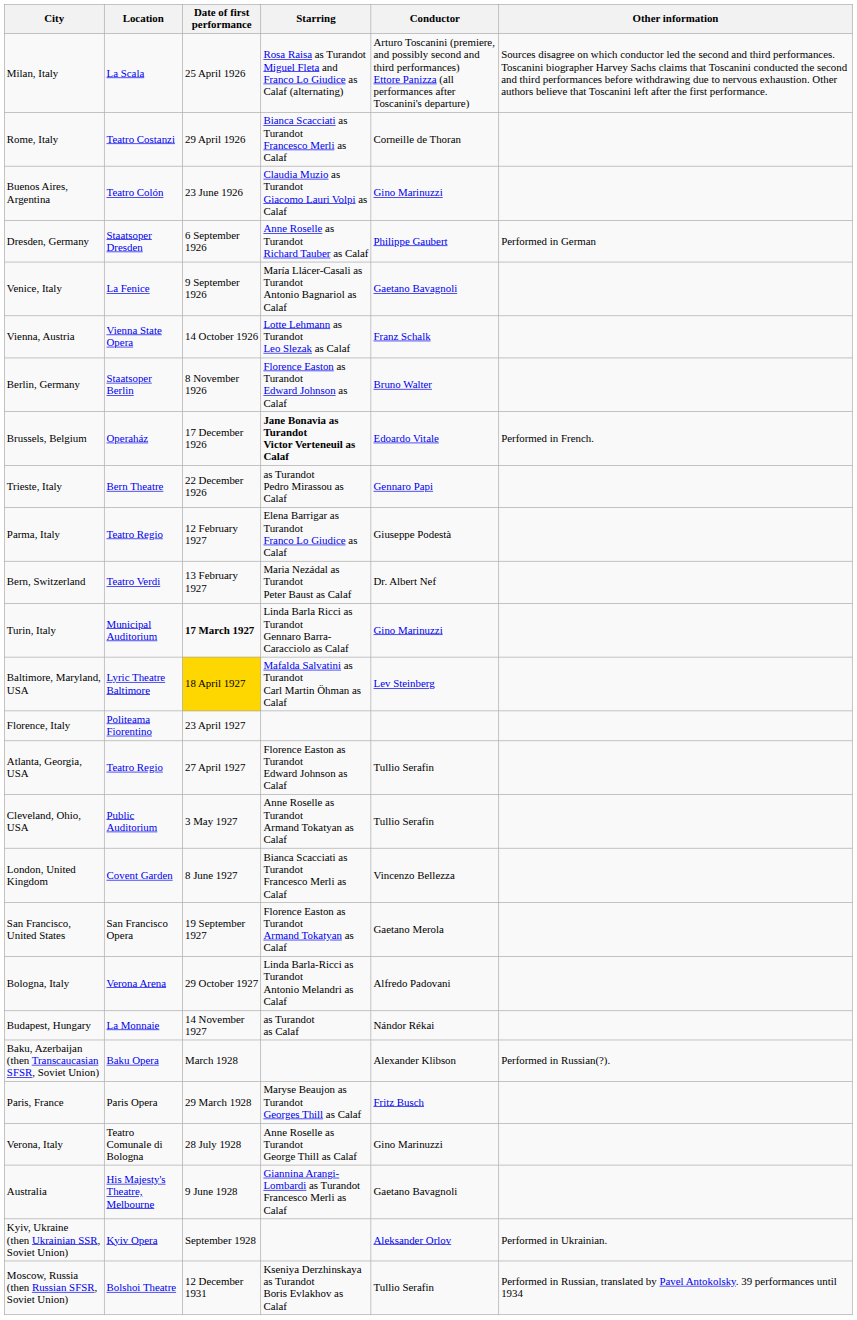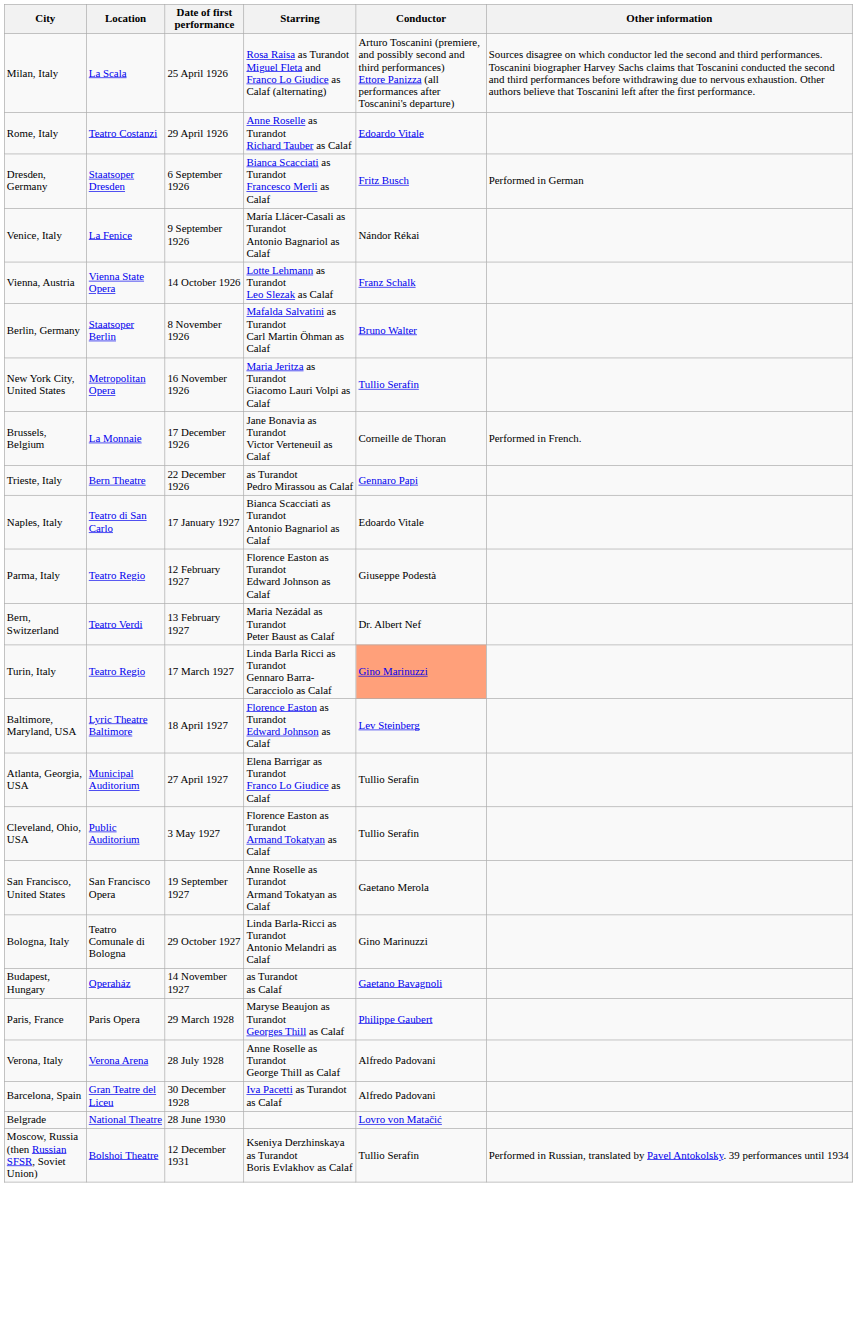(305, 139) Bianca Scacciati as Turandot Francesco Merli as Calaf -> (299, 133) Anne Roselle as Turandot Richard Tauber as Calaf
(417, 139) Corneille de Thoran -> (391, 133) Edoardo Vitale
- row: (37, 193)
(316, 241) Anne Roselle as Turandot Richard Tauber as Calaf -> (288, 181) Bianca Scacciati as Turandot Francesco Merli as Calaf
(411, 241) Philippe Gaubert -> (384, 181) Fritz Busch
(415, 289) Gaetano Bavagnoli -> (389, 235) Nándor Rékai
(305, 384) Florence Easton as Turandot Edward Johnson as Calaf -> (295, 330) Mafalda Salvatini as Turandot Carl Martin Öhman as Calaf
+ row: (41, 384)
(127, 438) Operaház -> (115, 438) La Monnaie
(309, 438) bold -> (290, 438) normal
(406, 438) Edoardo Vitale -> (402, 438) Corneille de Thoran
+ row: (35, 522)
(310, 534) Elena Barrigar as Turandot Franco Lo Giudice as Calaf -> (288, 576) Florence Easton as Turandot Edward Johnson as Calaf
(132, 630) Municipal Auditorium -> (117, 671) Teatro Regio
(220, 630) bold -> (201, 671) normal
(408, 630) no background -> (393, 671) lightsalmon background
(215, 684) gold background -> (198, 725) no background
(312, 684) Mafalda Salvatini as Turandot Carl Martin Öhman as Calaf -> (288, 725) Florence Easton as Turandot Edward Johnson as Calaf
- row: (39, 725)
(135, 767) Teatro Regio -> (114, 779) Municipal Auditorium
(305, 767) Florence Easton as Turandot Edward Johnson as Calaf -> (293, 779) Elena Barrigar as Turandot Franco Lo Giudice as Calaf
(309, 821) Anne Roselle as Turandot Armand Tokatyan as Calaf -> (292, 833) Florence Easton as Turandot Armand Tokatyan as Calaf
- row: (41, 875)
(309, 929) Florence Easton as Turandot Armand Tokatyan as Calaf -> (292, 887) Anne Roselle as Turandot Armand Tokatyan as Calaf
(136, 983) Verona Arena -> (117, 941) Teatro Comunale di Bologna
(412, 983) Alfredo Padovani -> (393, 941) Gino Marinuzzi
(133, 1025) La Monnaie -> (110, 983) Operaház
(404, 1025) Nándor Rékai -> (400, 983) Gaetano Bavagnoli
- row: (53, 1060)
(399, 1102) Fritz Busch -> (396, 1019) Philippe Gaubert
(134, 1144) Teatro Comunale di Bologna -> (119, 1060) Verona Arena
(408, 1144) Gino Marinuzzi -> (397, 1060) Alfredo Padovani
- row: (27, 1192)
- row: (54, 1240)
+ row: (44, 1096)
+ row: (26, 1119)
